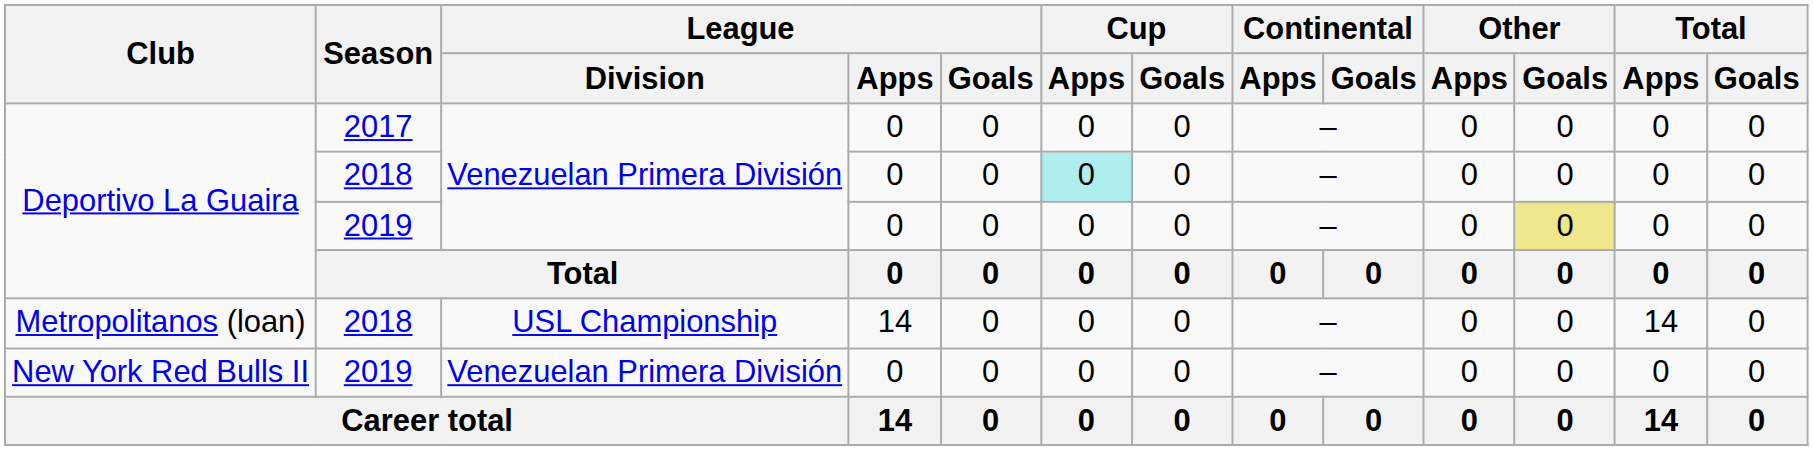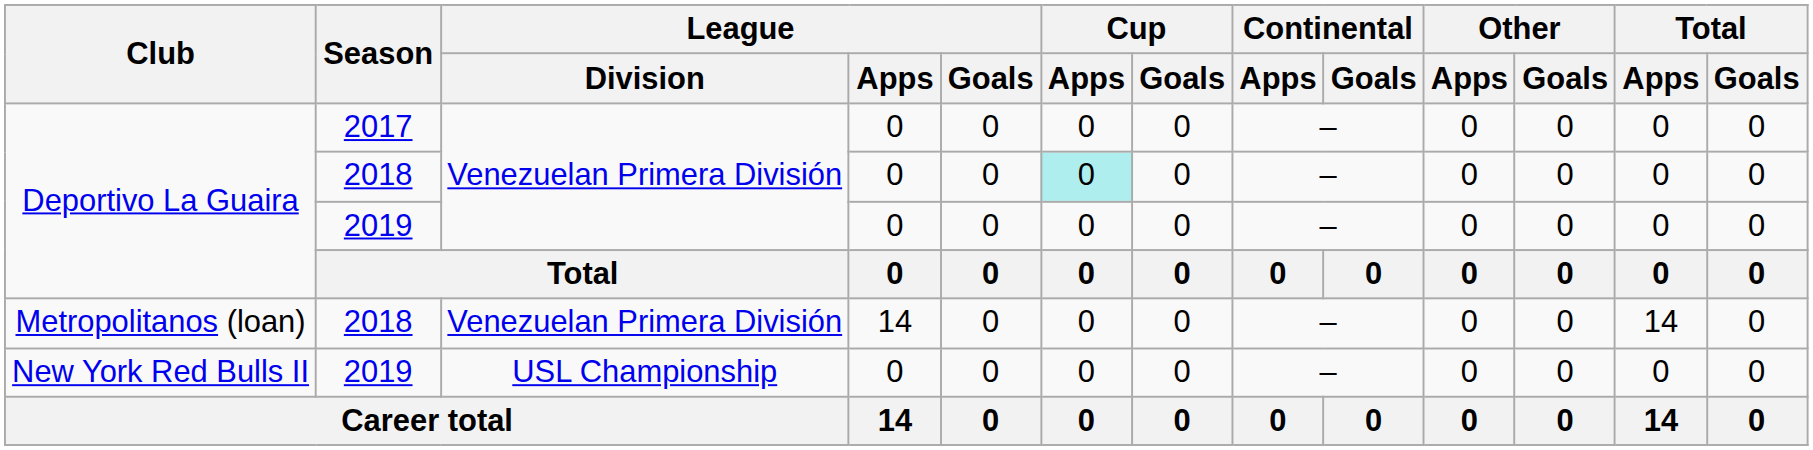(1565, 224) khaki background -> (1565, 224) no background
(645, 322) USL Championship -> (645, 322) Venezuelan Primera División
(645, 371) Venezuelan Primera División -> (645, 371) USL Championship
